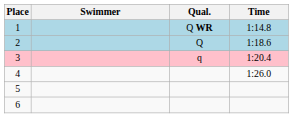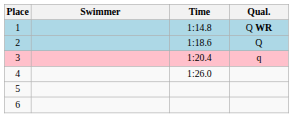columns swapped: (259, 12) <-> (199, 12)
